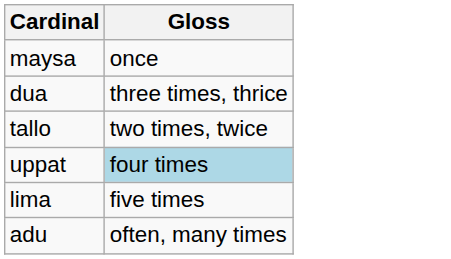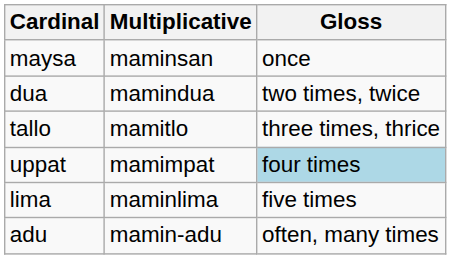+ column: (181, 22)
(199, 93) three times, thrice -> (341, 93) two times, twice
(189, 128) two times, twice -> (351, 128) three times, thrice
